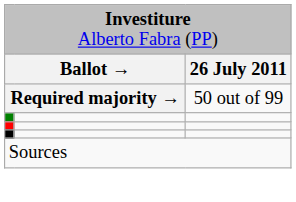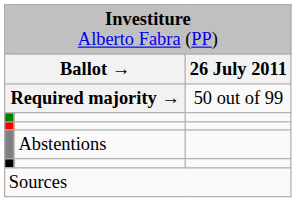+ row: (9, 144)
